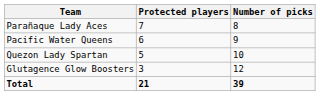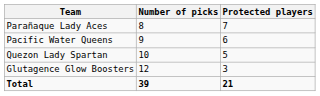columns swapped: (184, 12) <-> (273, 12)
